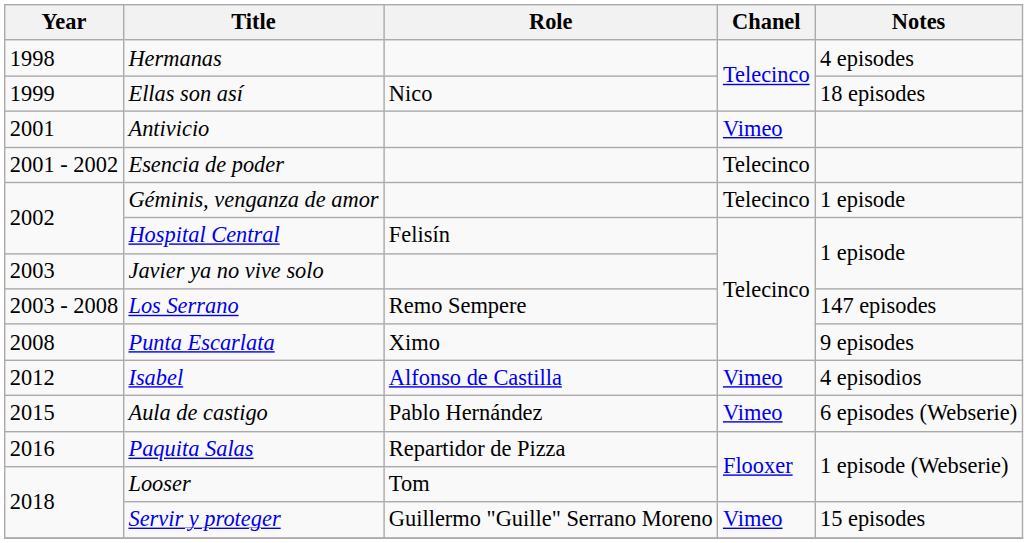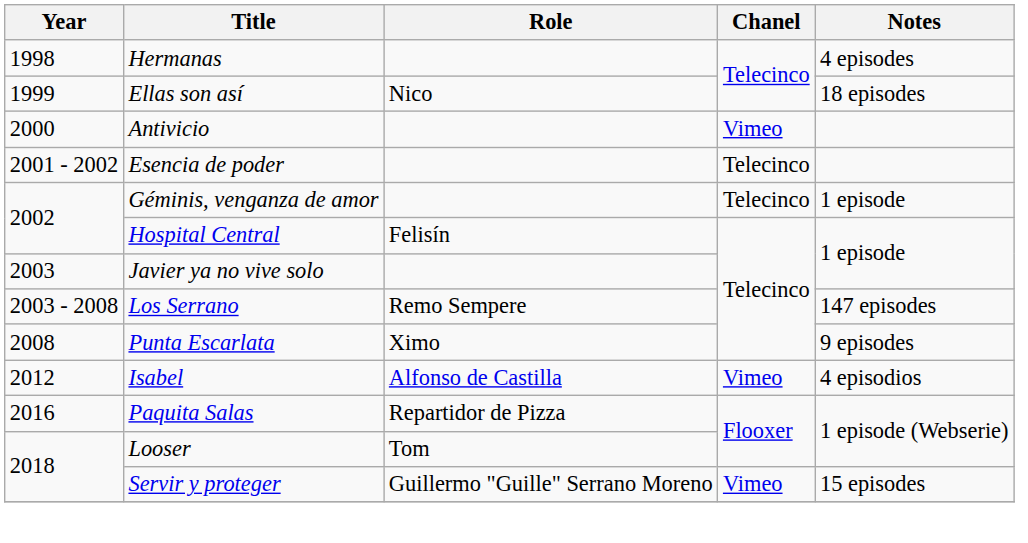(32, 128) 2001 -> (32, 128) 2000
- row: (198, 413)
